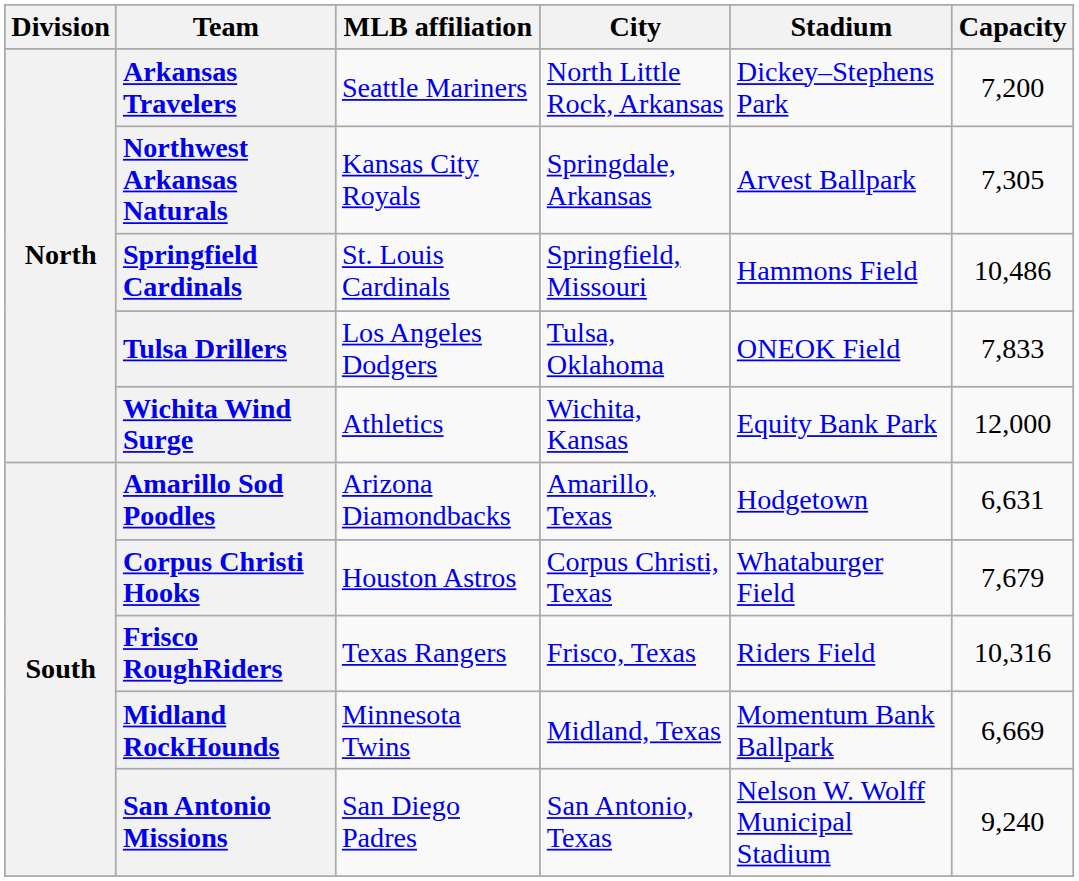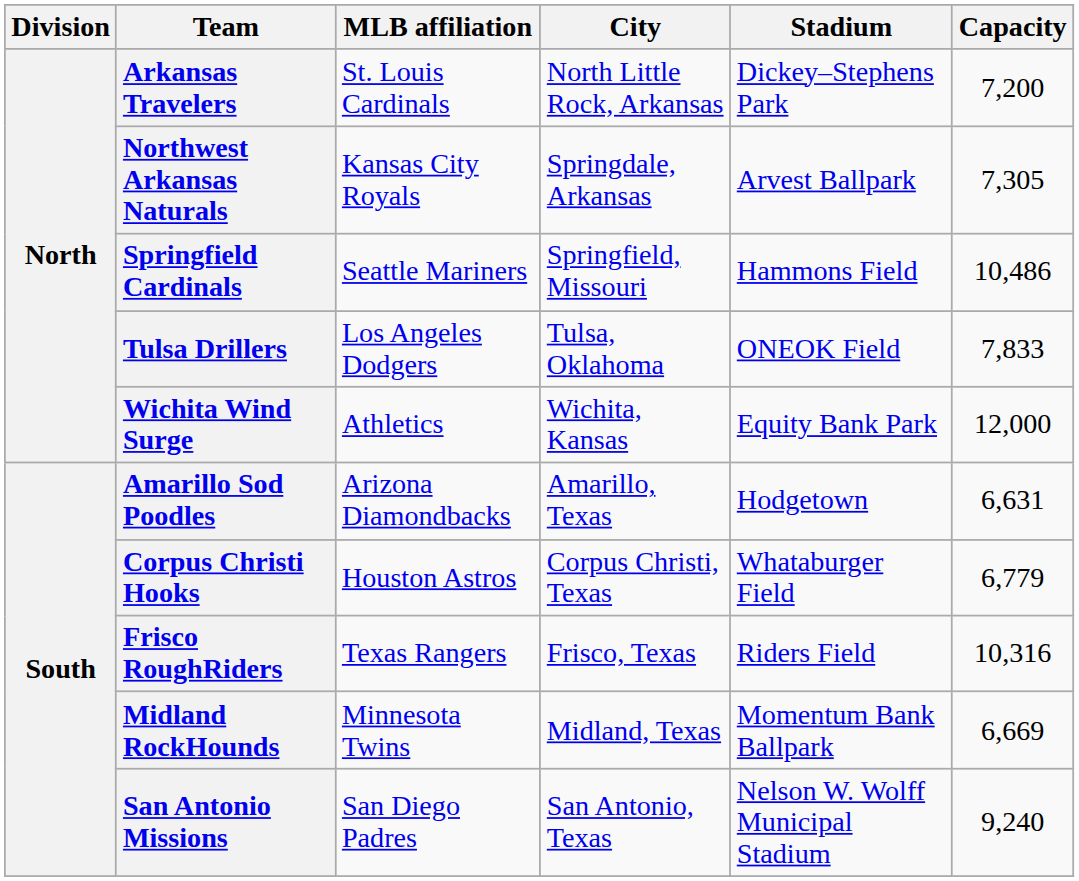(435, 87) Seattle Mariners -> (396, 87) St. Louis Cardinals
(396, 271) St. Louis Cardinals -> (435, 271) Seattle Mariners
(1013, 577) 7,679 -> (1013, 577) 6,779
